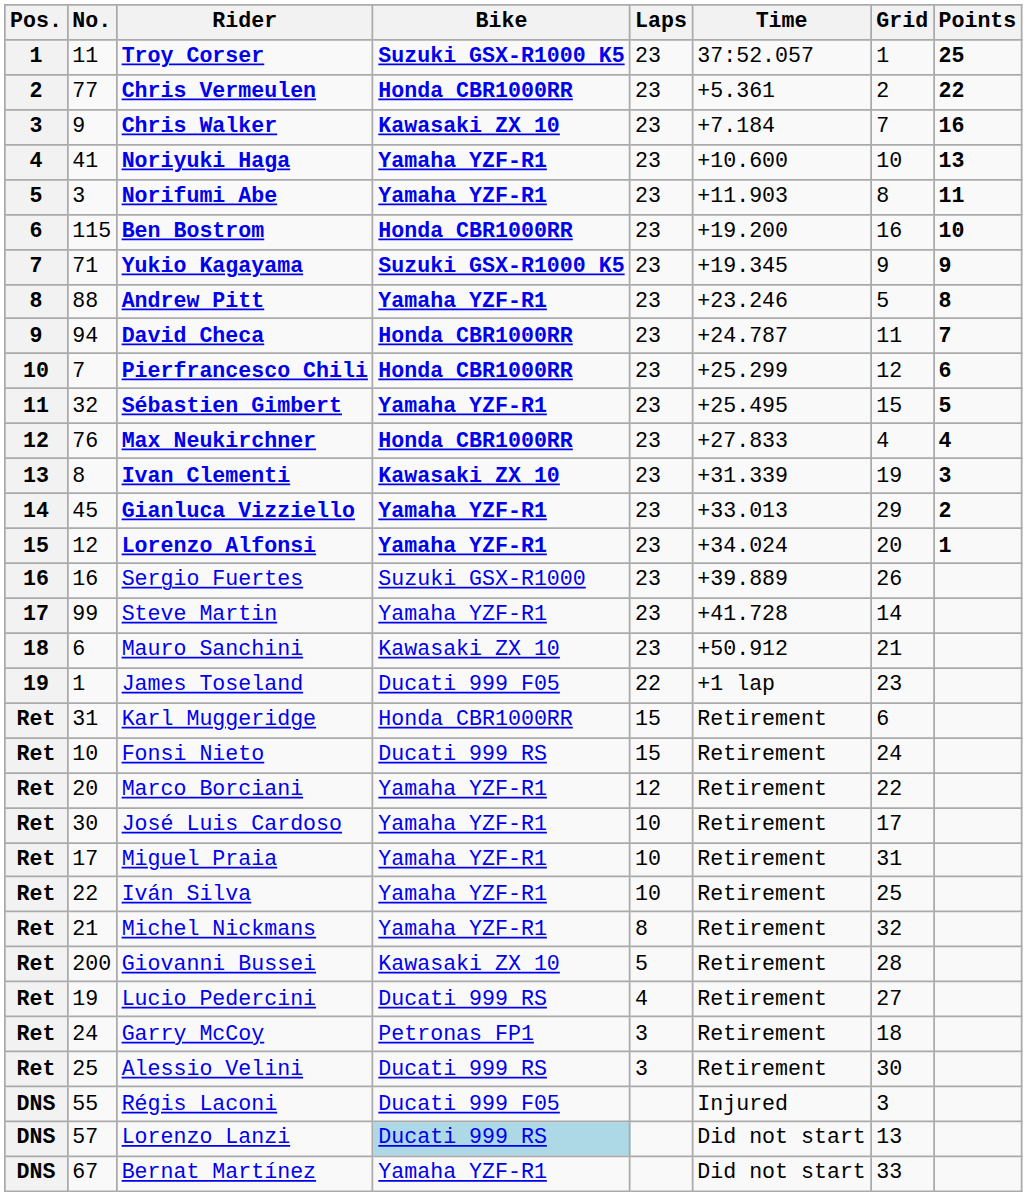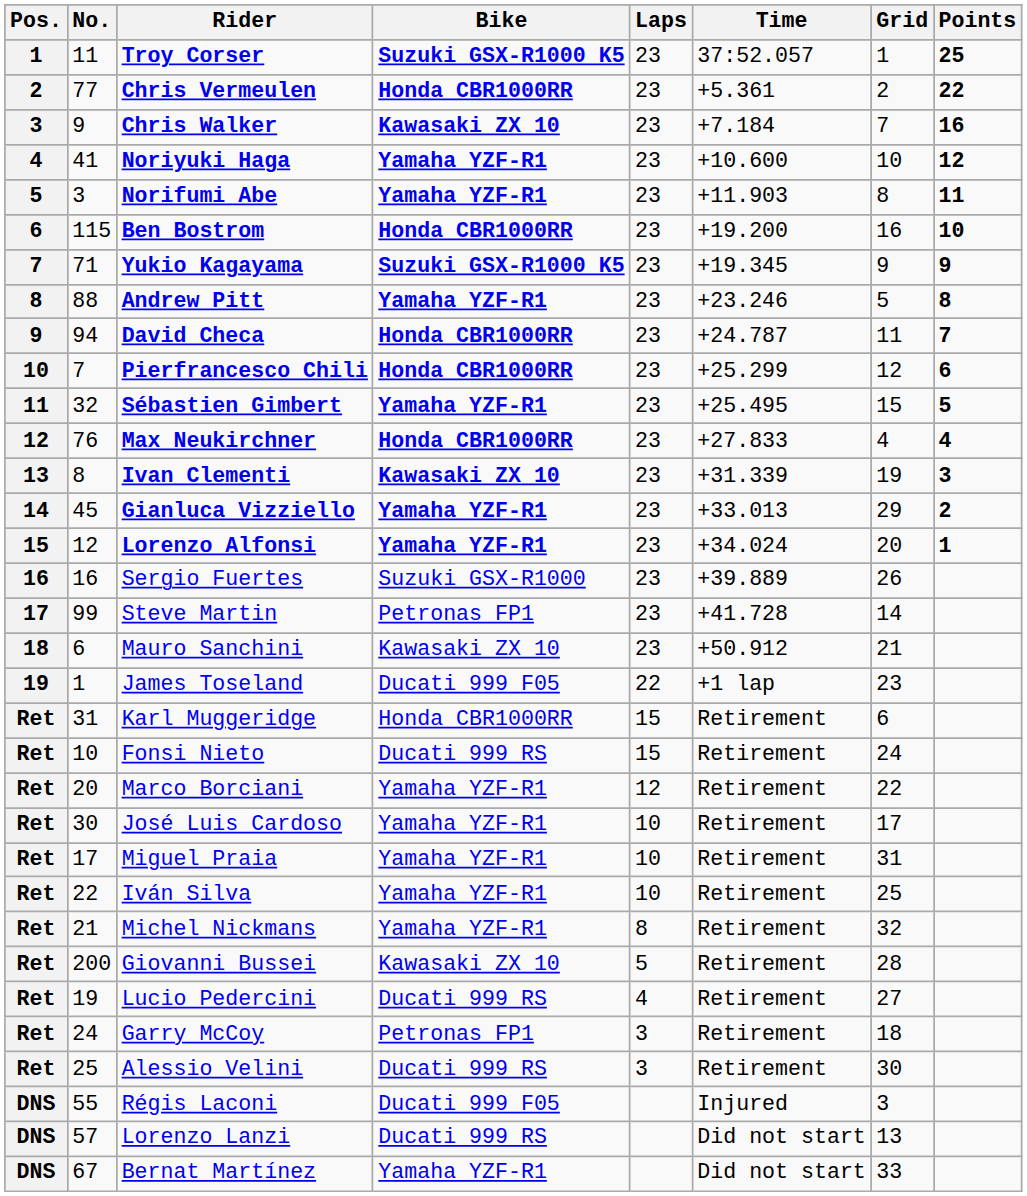(951, 162) 13 -> (951, 162) 12
(463, 616) Yamaha YZF-R1 -> (456, 616) Petronas FP1
(463, 1139) lightblue background -> (463, 1139) no background
